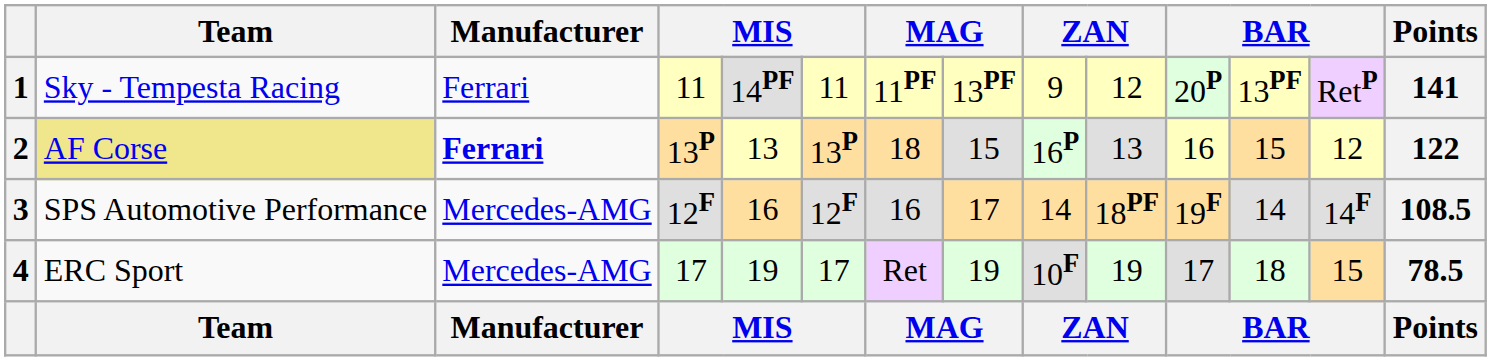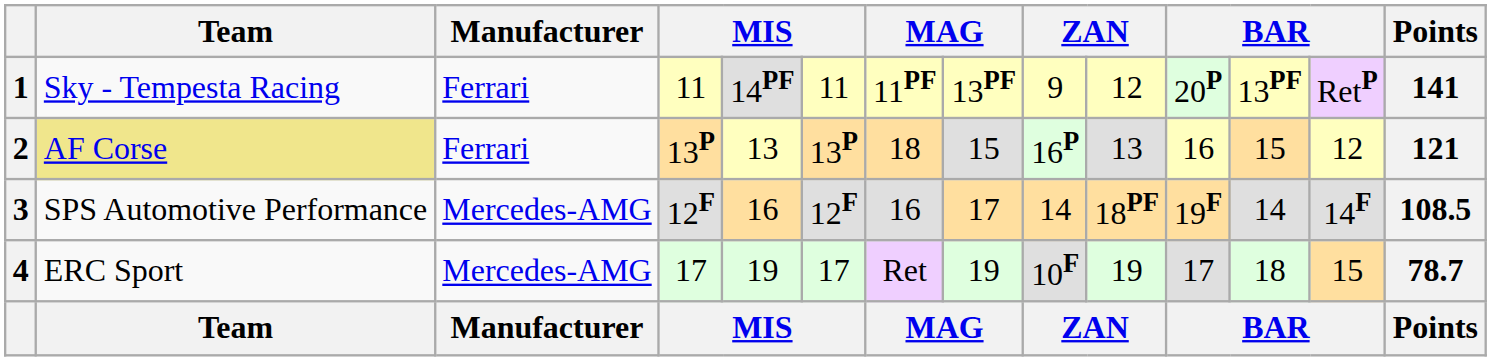(493, 148) bold -> (486, 148) normal
(1435, 148) 122 -> (1435, 148) 121
(1435, 270) 78.5 -> (1435, 270) 78.7
